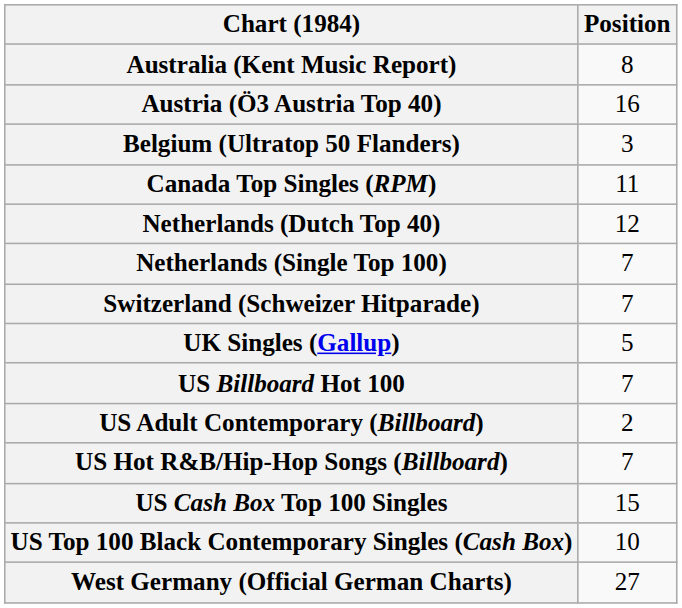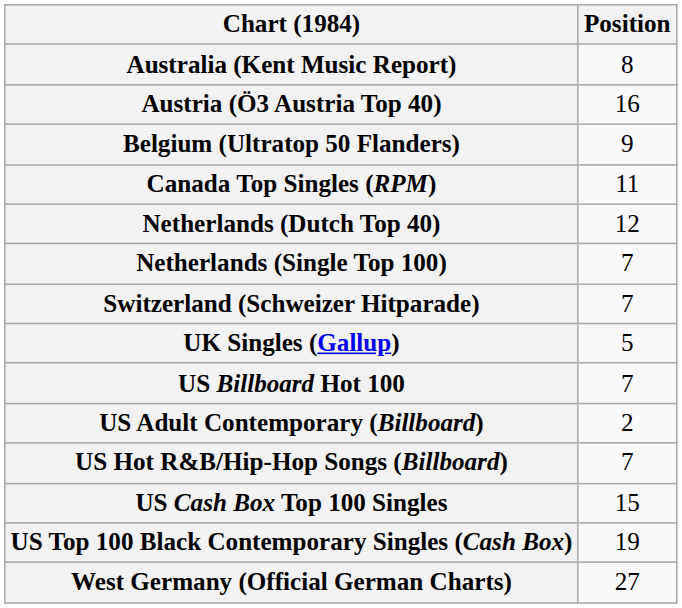(627, 143) 3 -> (627, 143) 9
(627, 542) 10 -> (627, 542) 19
